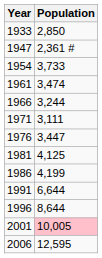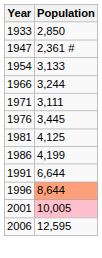(51, 66) 3,733 -> (51, 66) 3,133
- row: (19, 84)
(51, 137) 3,447 -> (51, 119) 3,445
(51, 208) no background -> (51, 191) lightsalmon background
